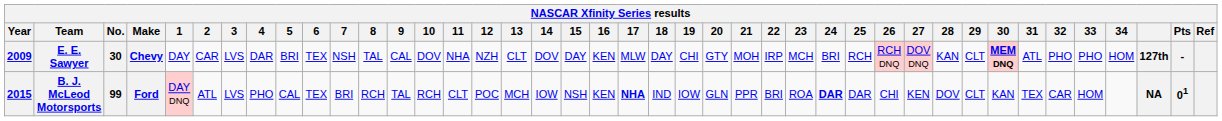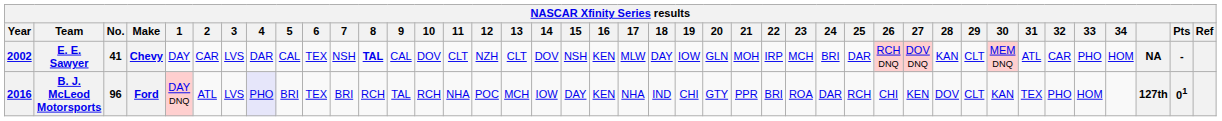(19, 56) 2009 -> (19, 56) 2002
(116, 56) 30 -> (116, 56) 41
(290, 56) BRI -> (290, 56) CAL
(373, 56) normal -> (373, 56) bold
(458, 56) NHA -> (458, 56) CLT
(576, 56) DAY -> (576, 56) NSH
(689, 56) CHI -> (689, 56) IOW
(717, 56) GTY -> (717, 56) GLN
(860, 56) RCH -> (859, 56) DAR
(1003, 56) bold -> (1003, 56) normal
(1060, 56) PHO -> (1060, 56) CAR
(1154, 56) 127th -> (1153, 56) NA
(19, 94) 2015 -> (19, 94) 2016
(116, 94) 99 -> (116, 94) 96
(261, 94) no background -> (261, 94) lavender background
(290, 94) CAL -> (290, 94) BRI
(458, 94) CLT -> (458, 94) NHA
(576, 94) NSH -> (576, 94) DAY
(633, 94) bold -> (633, 94) normal
(689, 94) IOW -> (689, 94) CHI
(717, 94) GLN -> (717, 94) GTY
(831, 94) bold -> (830, 94) normal
(860, 94) DAR -> (859, 94) RCH
(1060, 94) CAR -> (1060, 94) PHO
(1154, 94) NA -> (1153, 94) 127th
